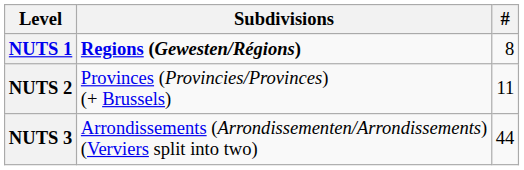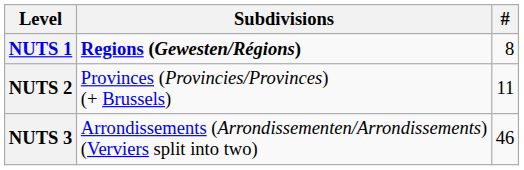(505, 138) 44 -> (505, 138) 46
